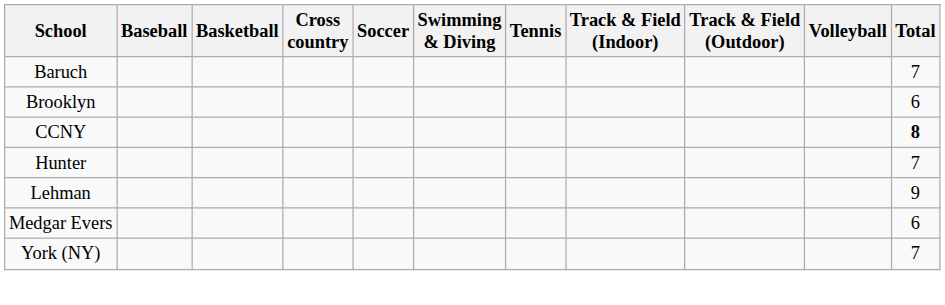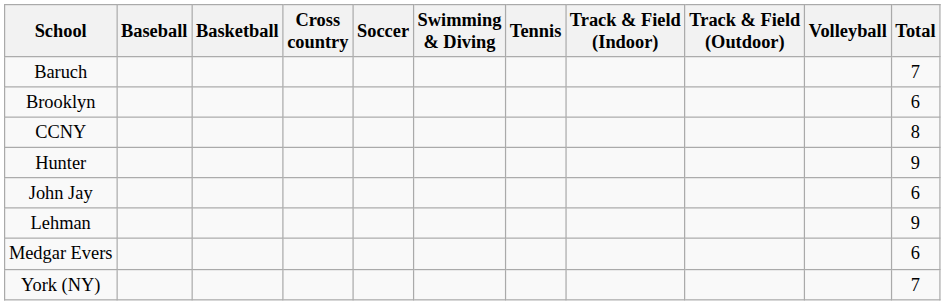(915, 132) bold -> (915, 132) normal
(915, 162) 7 -> (915, 162) 9
+ row: (61, 193)
